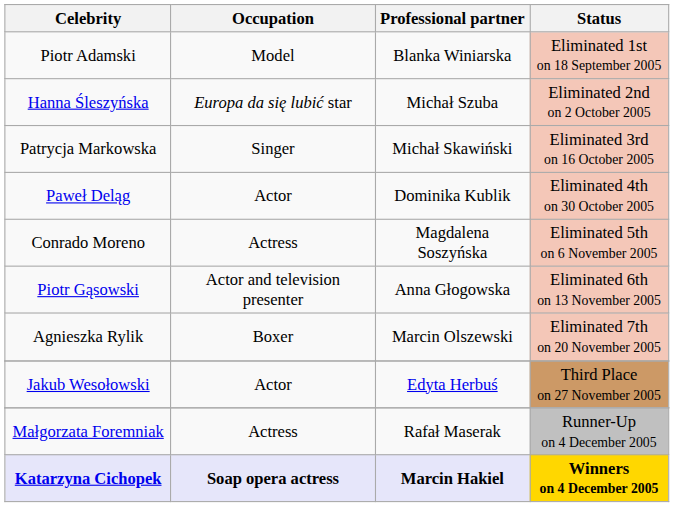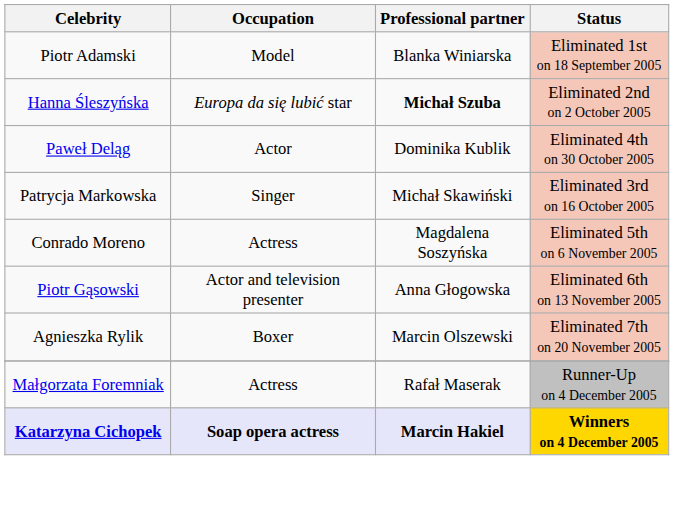(452, 102) normal -> (452, 102) bold
rows swapped: (88, 149) <-> (88, 196)
- row: (88, 383)
